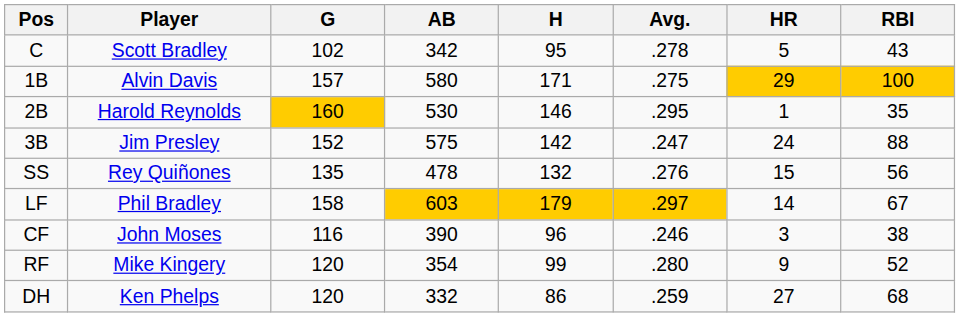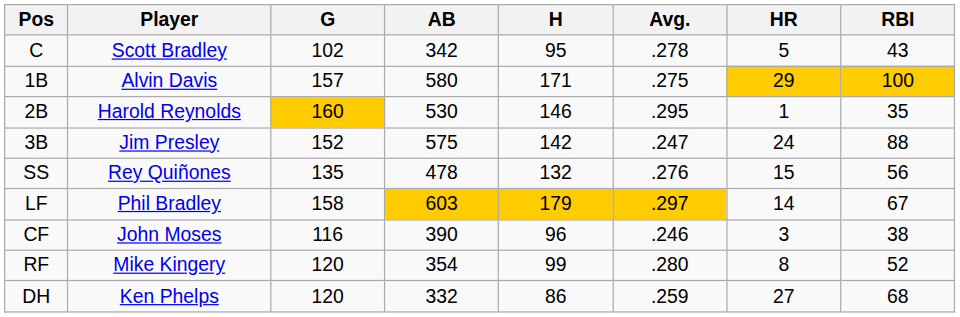(784, 265) 9 -> (784, 265) 8
